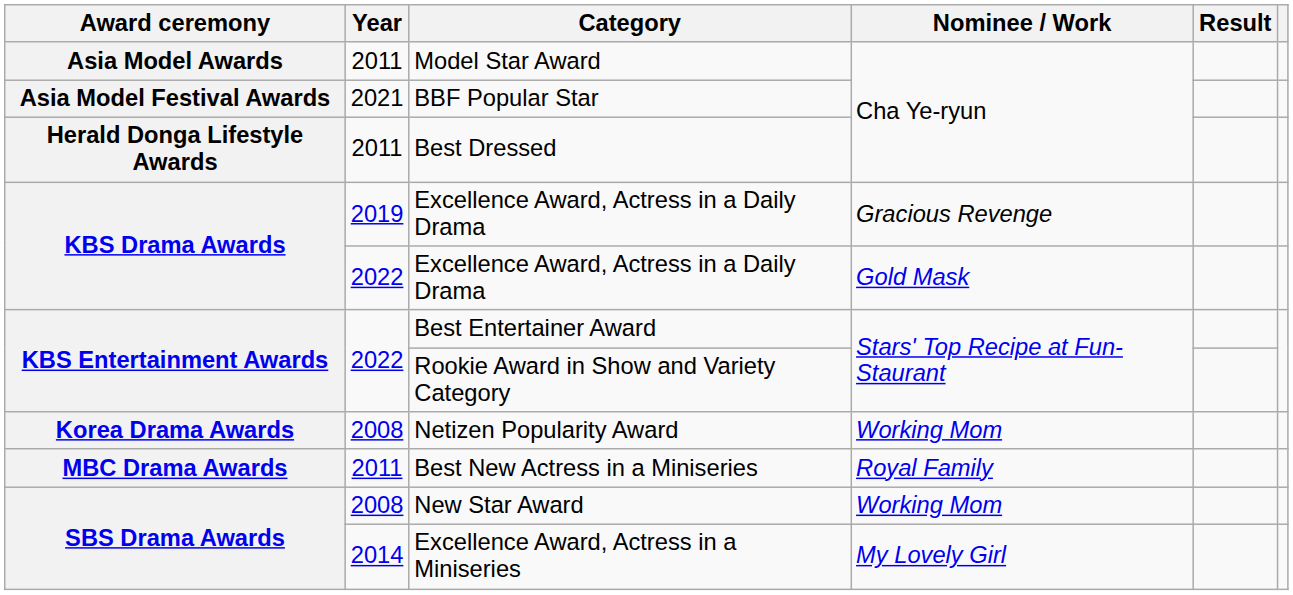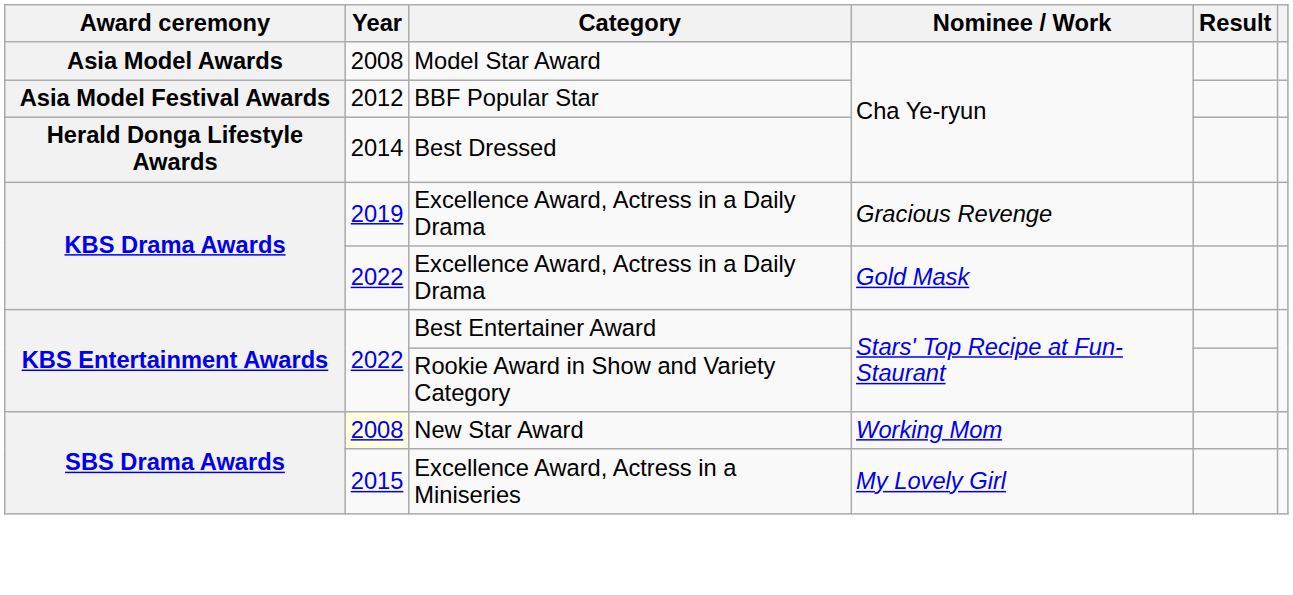(377, 60) 2011 -> (377, 60) 2008
(377, 98) 2021 -> (377, 98) 2012
(377, 149) 2011 -> (377, 149) 2014
- row: (546, 430)
- row: (586, 467)
(377, 505) no background -> (377, 430) lightyellow background
(377, 556) 2014 -> (377, 481) 2015
